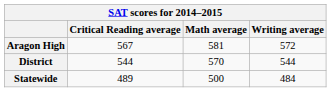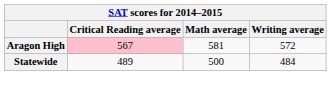(125, 45) no background -> (125, 45) pink background
- row: (36, 62)
